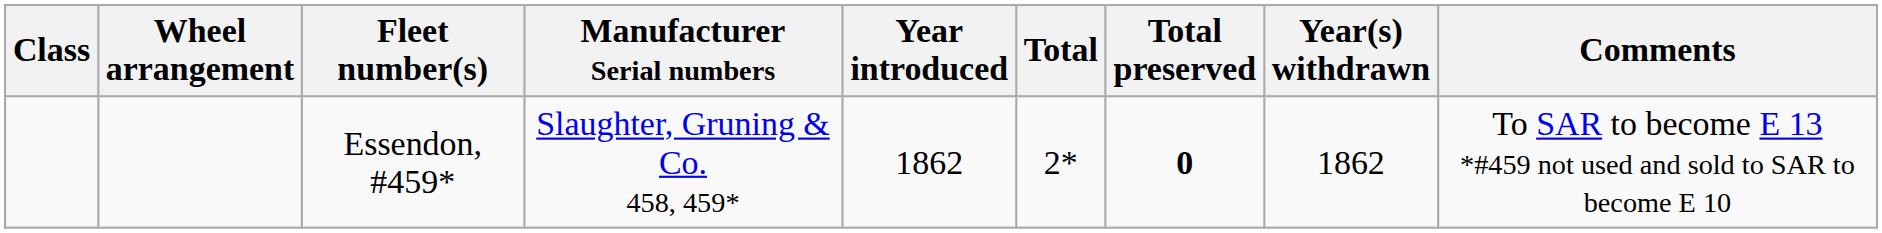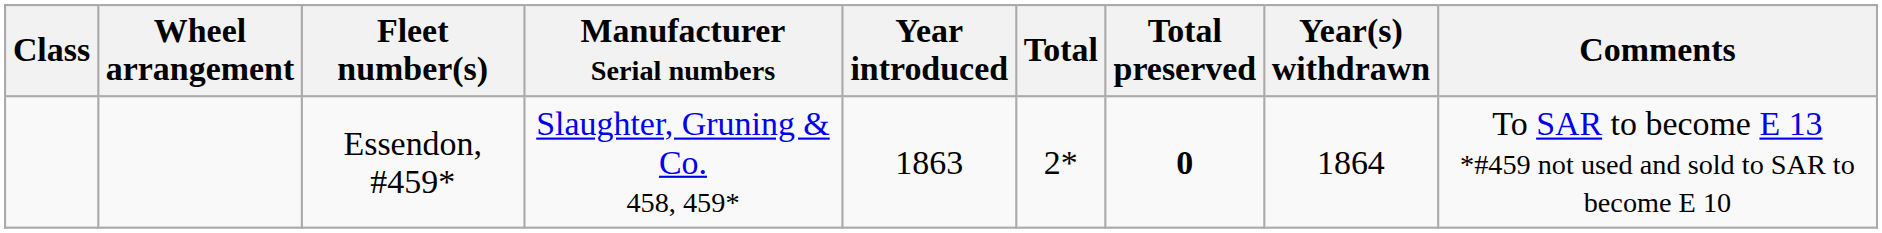(929, 161) 1862 -> (929, 161) 1863
(1351, 161) 1862 -> (1351, 161) 1864
